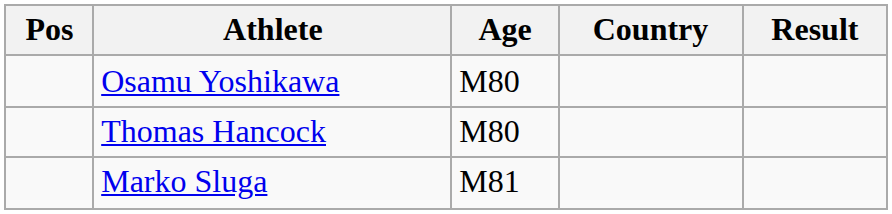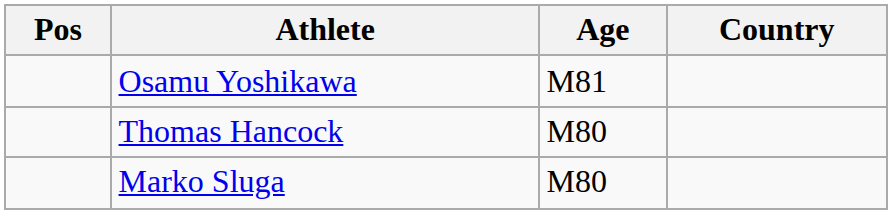- column: (815, 29)
(489, 80) M80 -> (577, 80) M81
(489, 182) M81 -> (577, 182) M80
